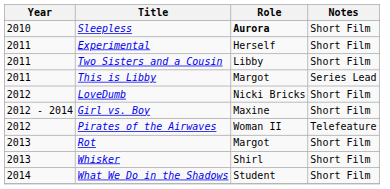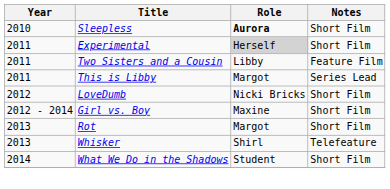(254, 45) no background -> (254, 45) lightgrey background
(340, 61) Short Film -> (346, 61) Feature Film
- row: (147, 127)
(340, 159) Short Film -> (343, 143) Telefeature
